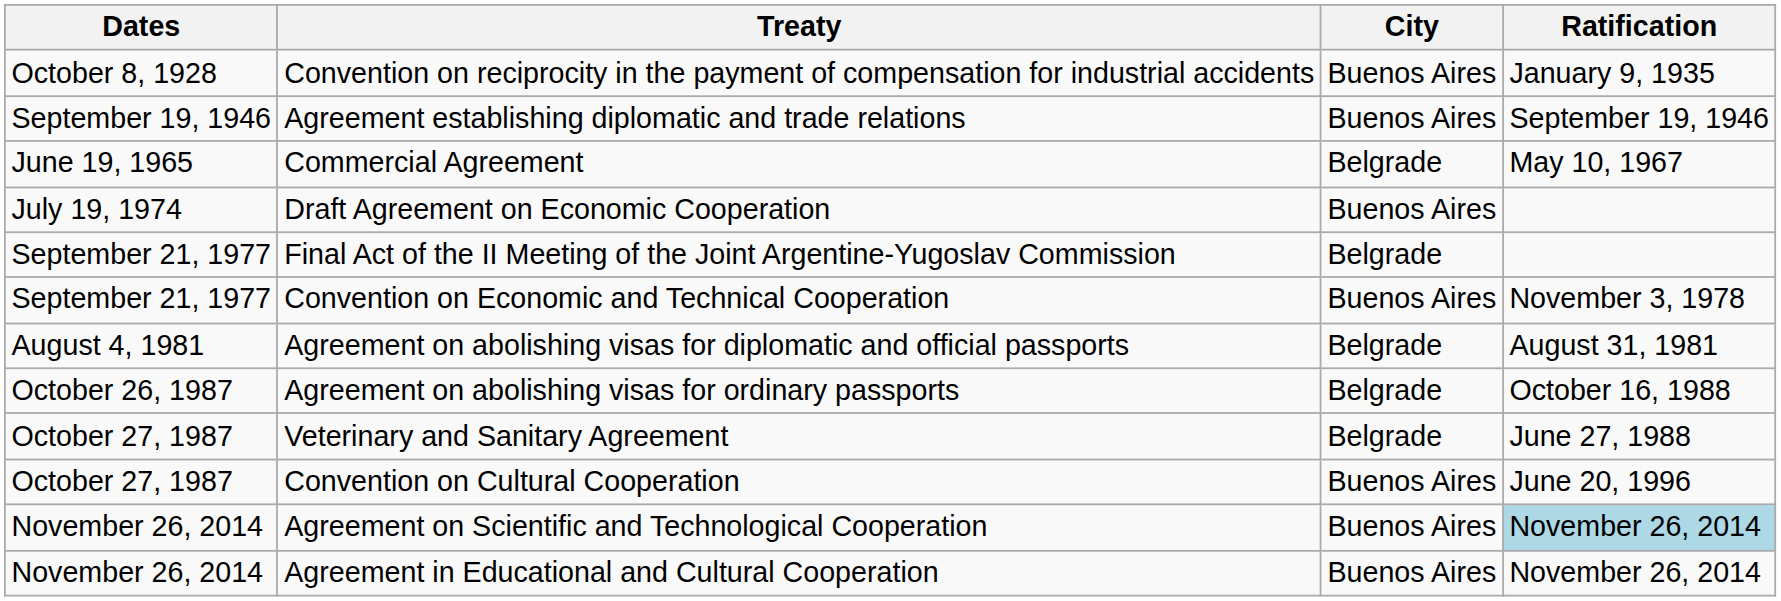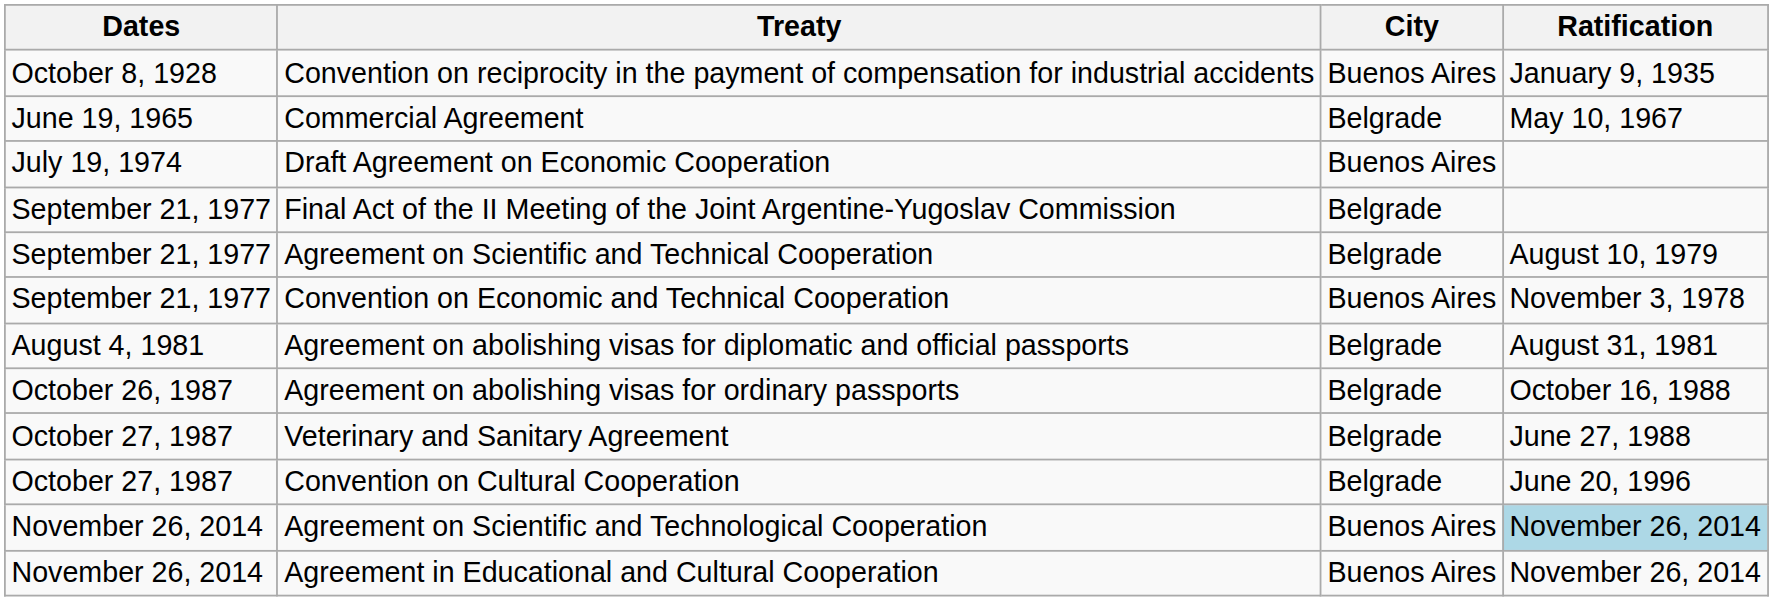- row: (625, 118)
+ row: (609, 254)
(1412, 481) Buenos Aires -> (1385, 481) Belgrade
